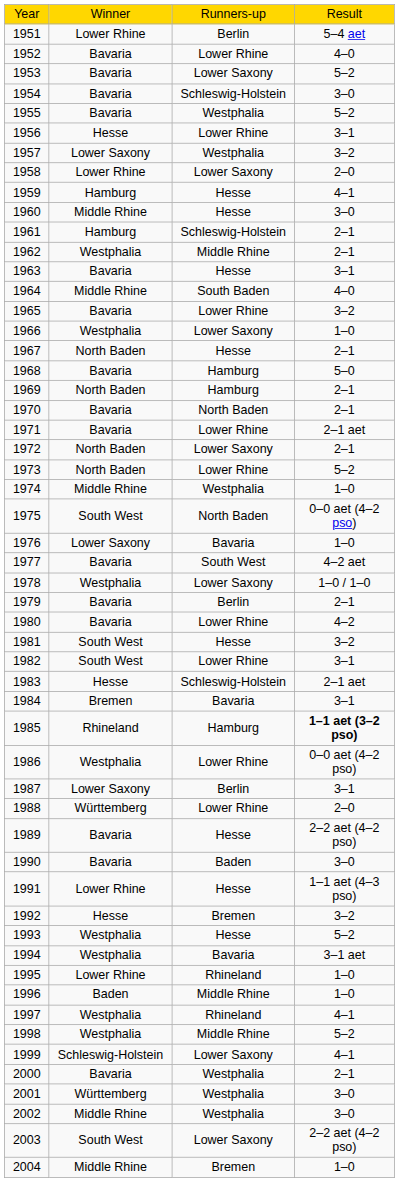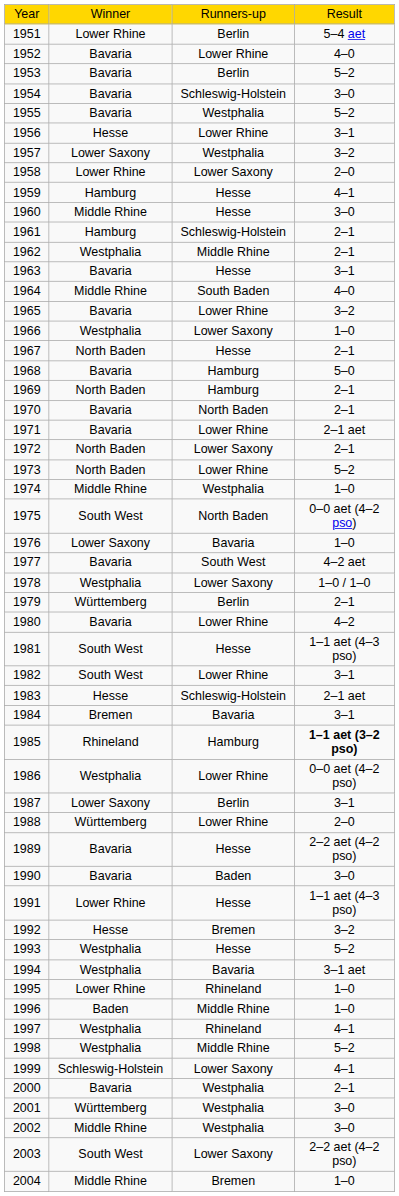(233, 73) Lower Saxony -> (233, 73) Berlin
(111, 602) Bavaria -> (111, 602) Württemberg
(344, 642) 3–2 -> (344, 649) 1–1 aet (4–3 pso)
